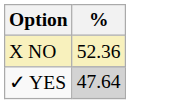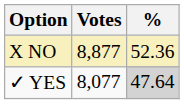+ column: (99, 19)
